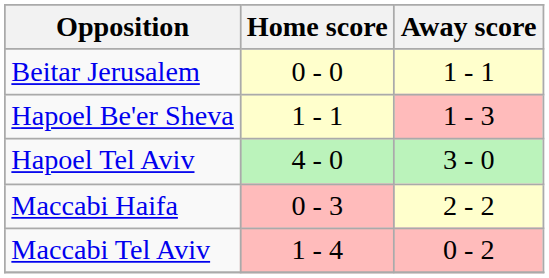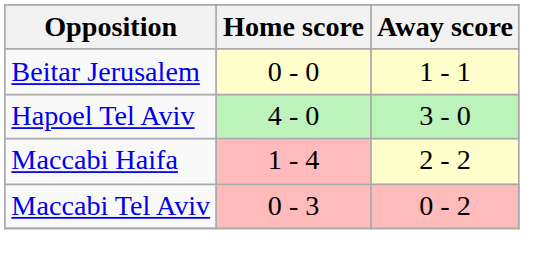- row: (123, 116)
(317, 205) 0 - 3 -> (294, 160) 1 - 4
(317, 250) 1 - 4 -> (294, 205) 0 - 3
